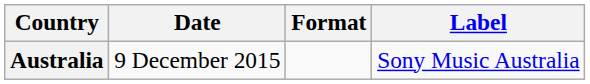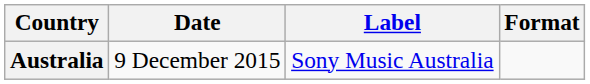columns swapped: (329, 23) <-> (478, 23)
